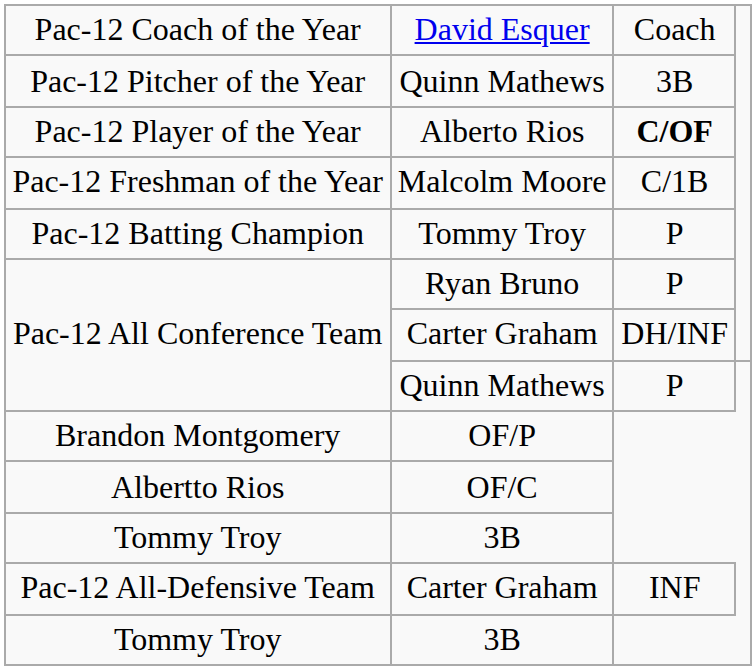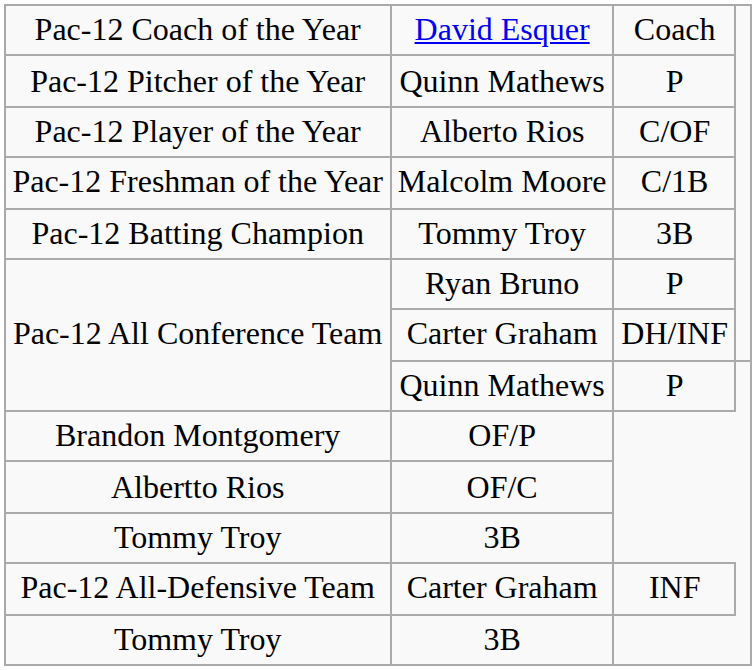(675, 80) 3B -> (675, 80) P
(675, 131) bold -> (675, 131) normal
(675, 232) P -> (675, 232) 3B
